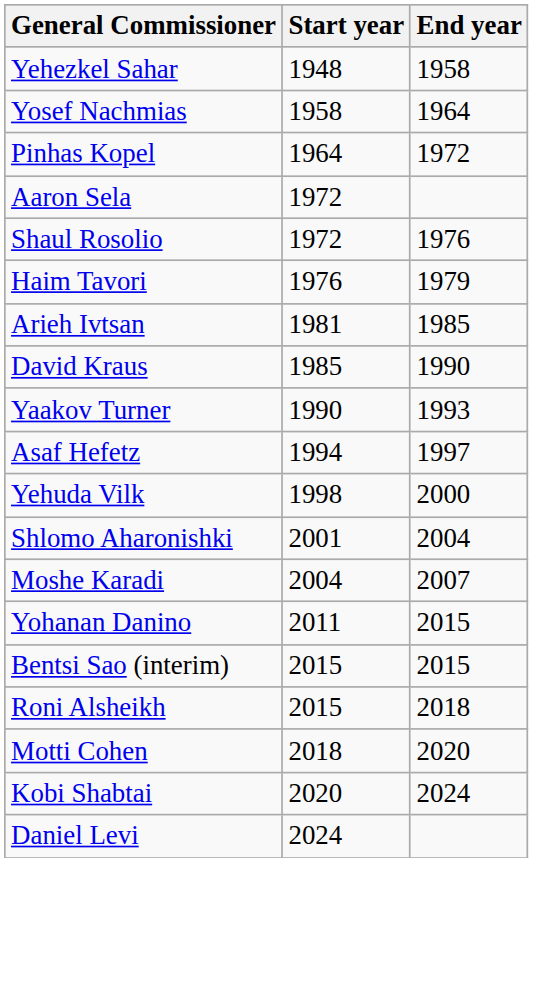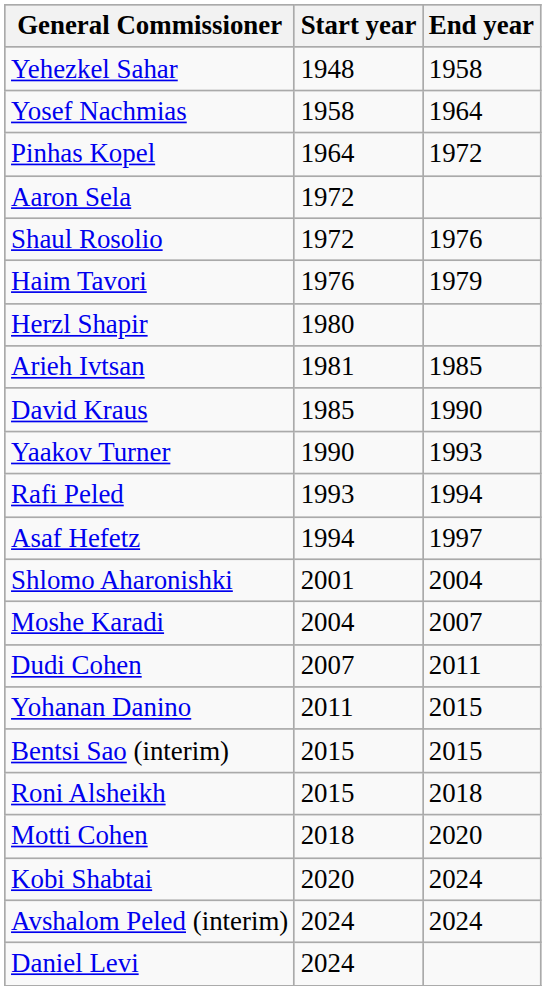+ row: (79, 324)
+ row: (67, 494)
- row: (78, 494)
+ row: (76, 665)
+ row: (150, 921)
